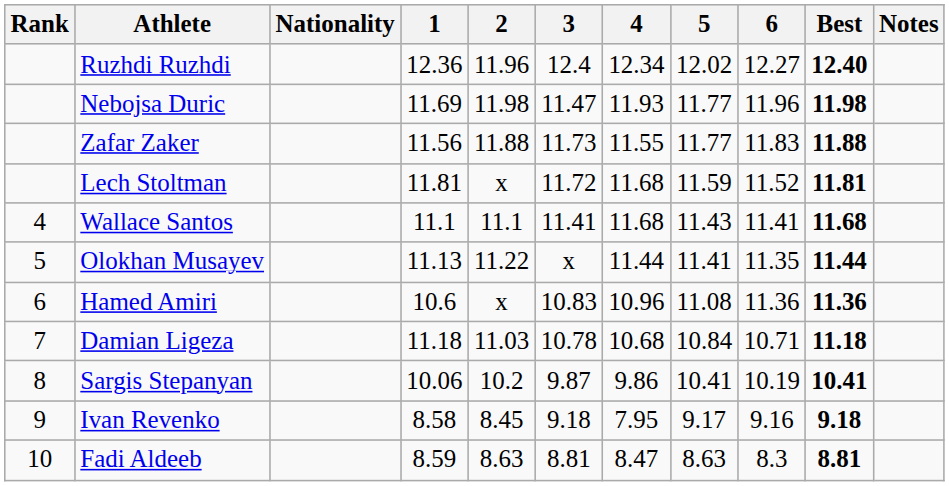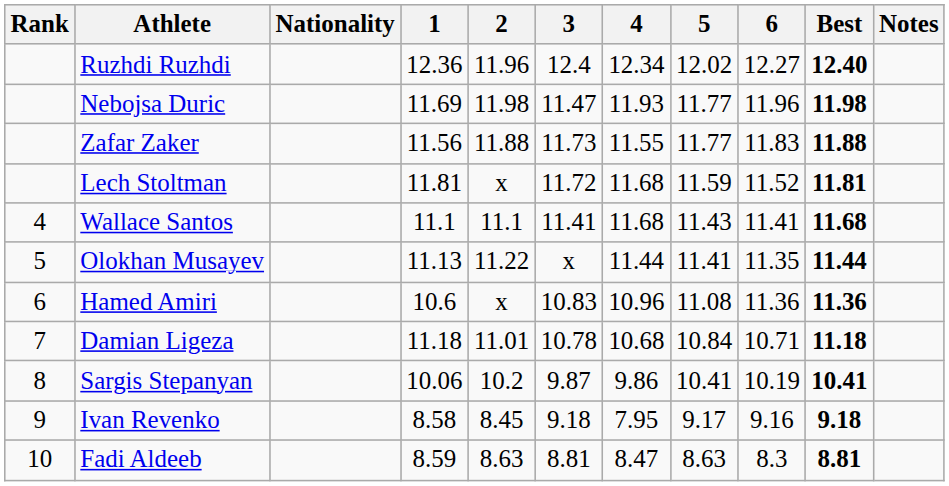(502, 340) 11.03 -> (502, 340) 11.01
